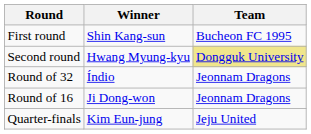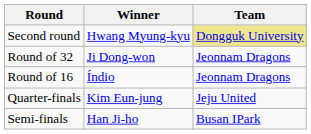- row: (36, 35)
(101, 77) Índio -> (121, 56) Ji Dong-won
(121, 98) Ji Dong-won -> (101, 77) Índio
+ row: (38, 118)
